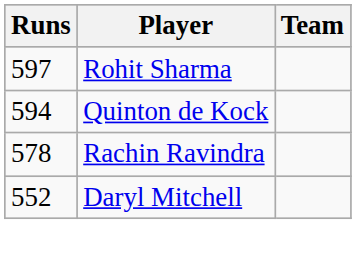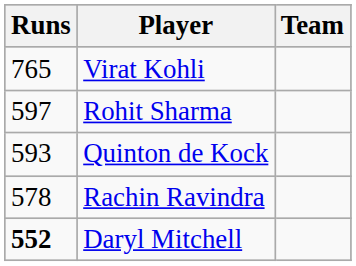+ row: (144, 68)
(31, 111) 594 -> (31, 153) 593
(31, 196) normal -> (31, 238) bold
